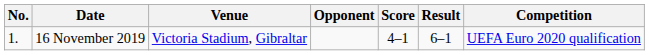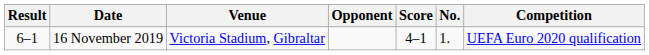columns swapped: (18, 15) <-> (441, 15)
